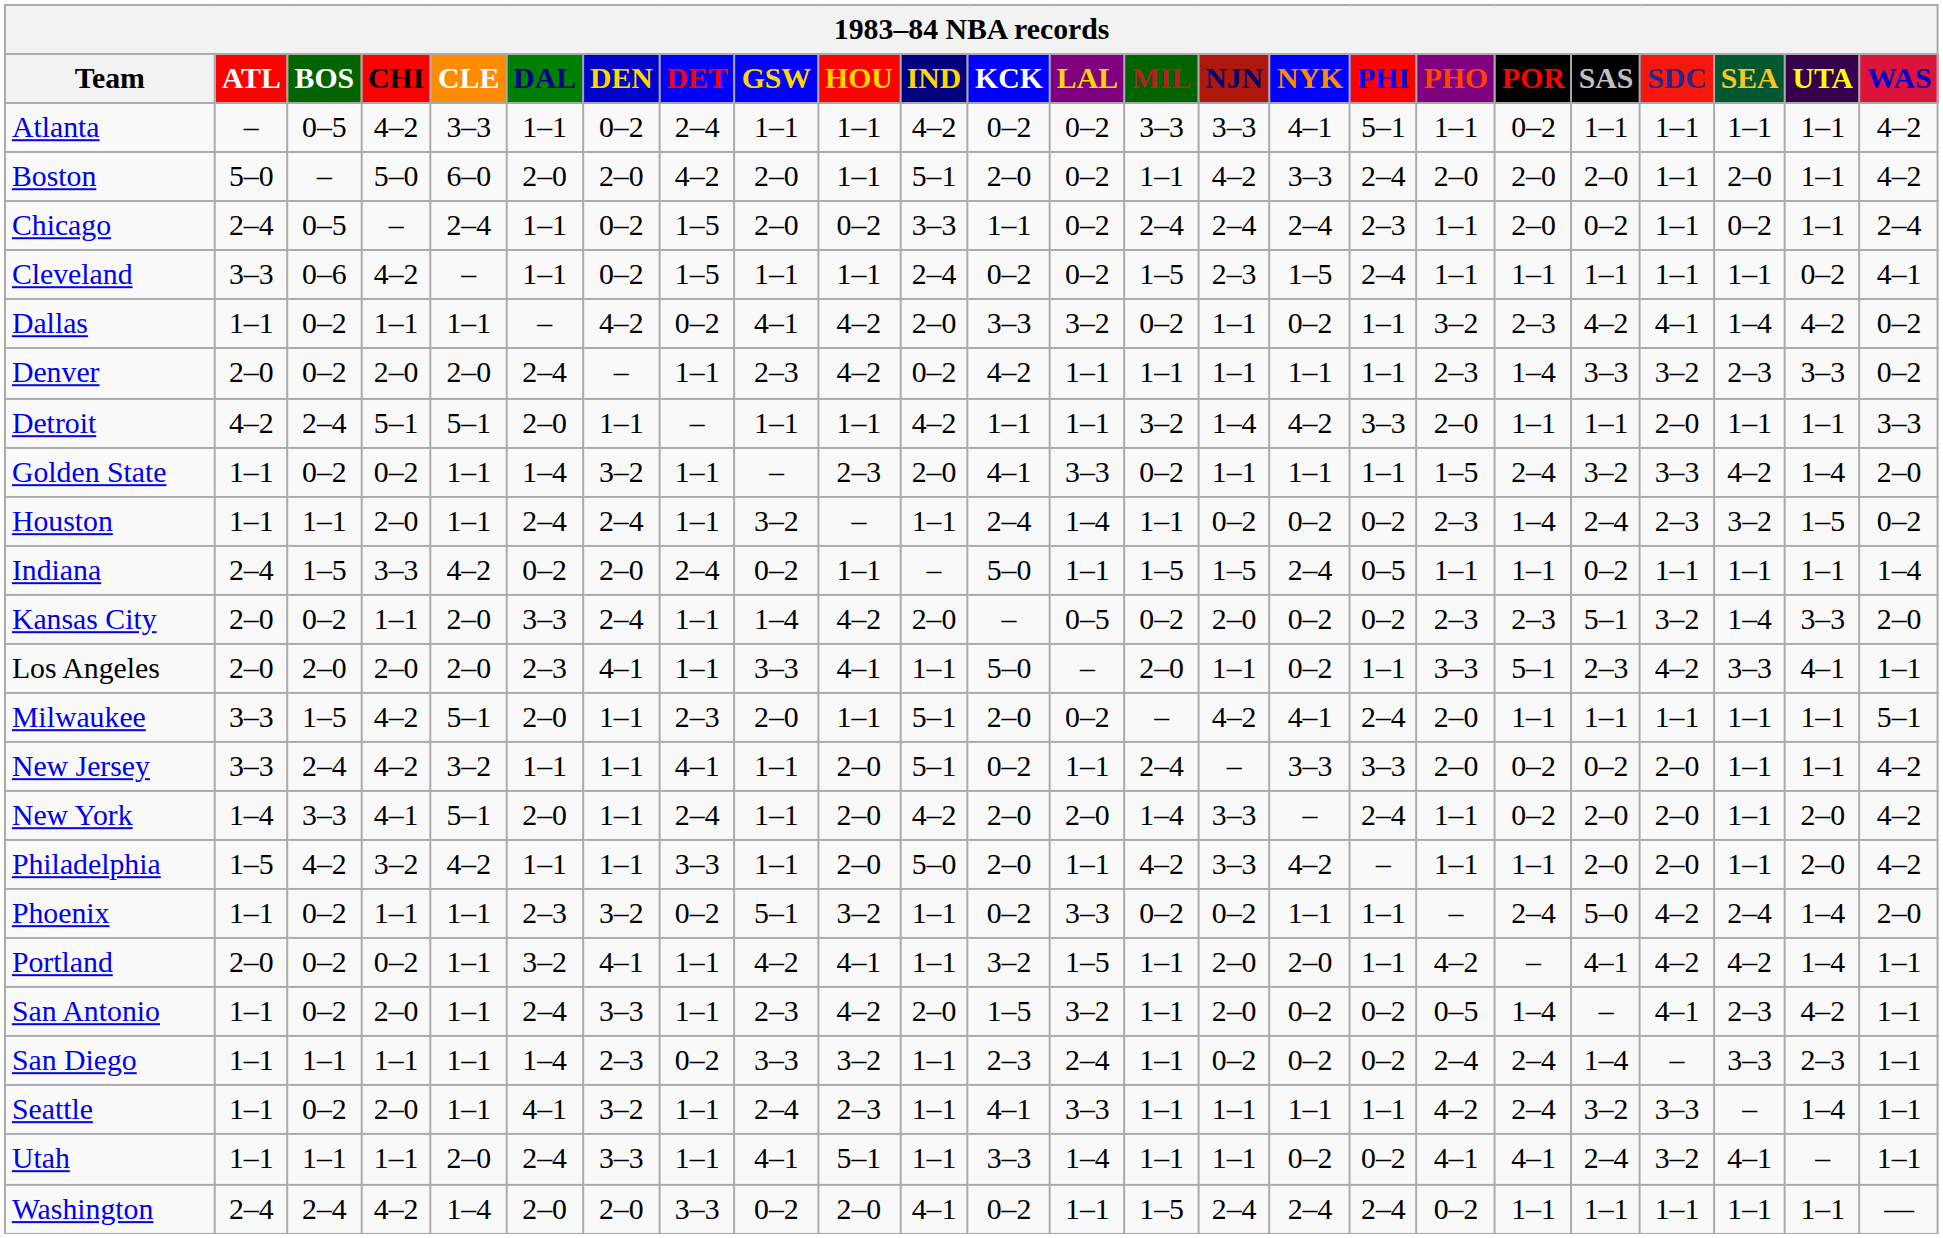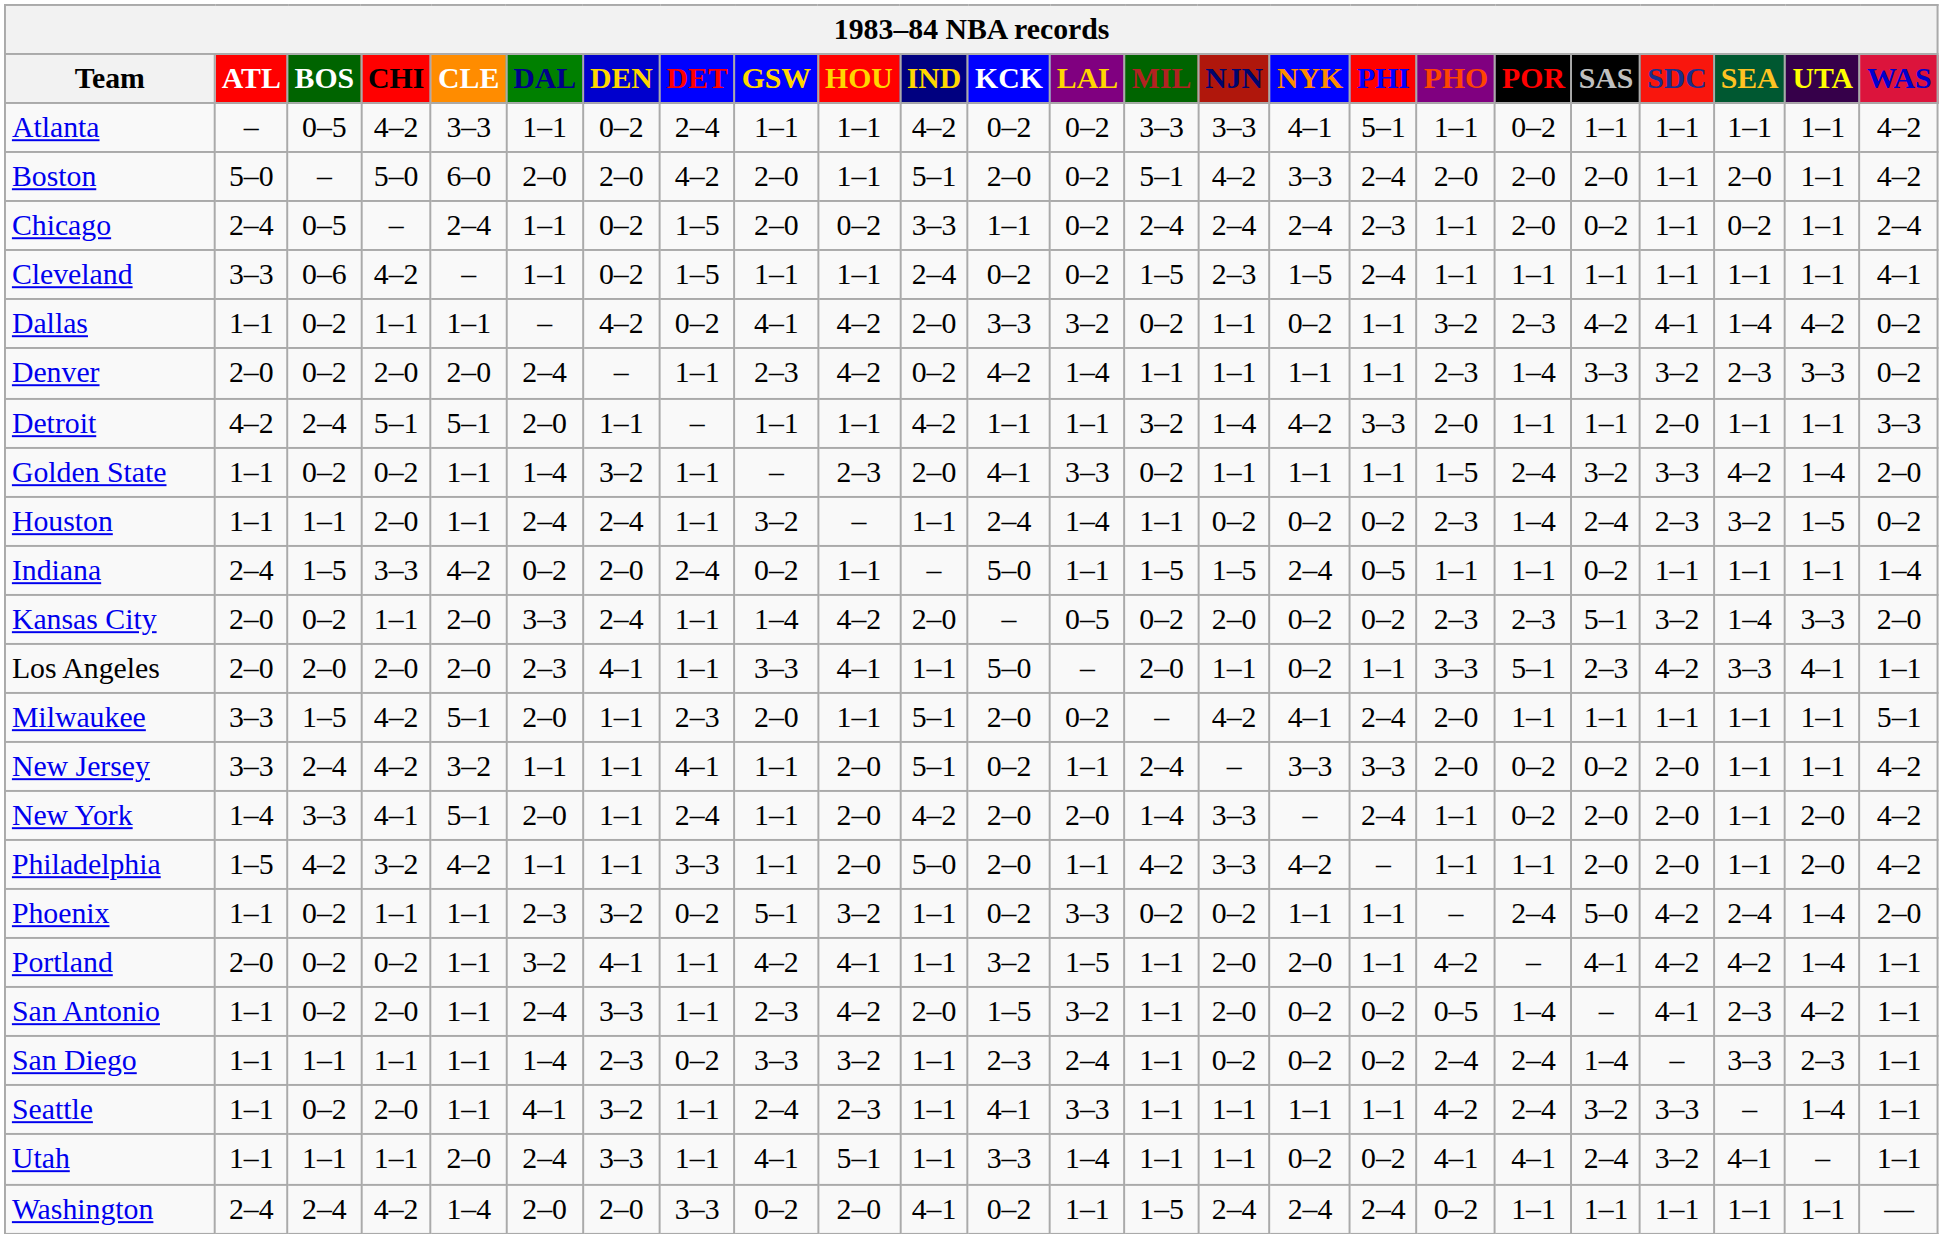(1162, 176) 1–1 -> (1162, 176) 5–1
(1823, 274) 0–2 -> (1823, 274) 1–1
(1087, 373) 1–1 -> (1087, 373) 1–4
